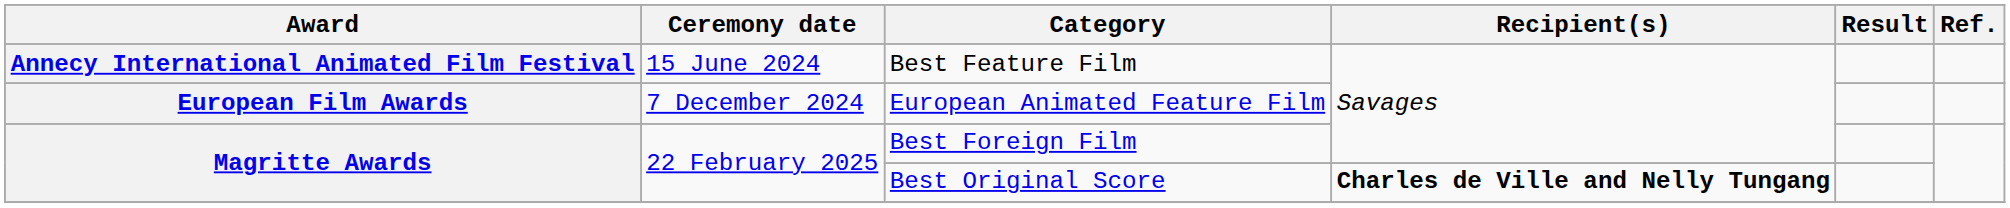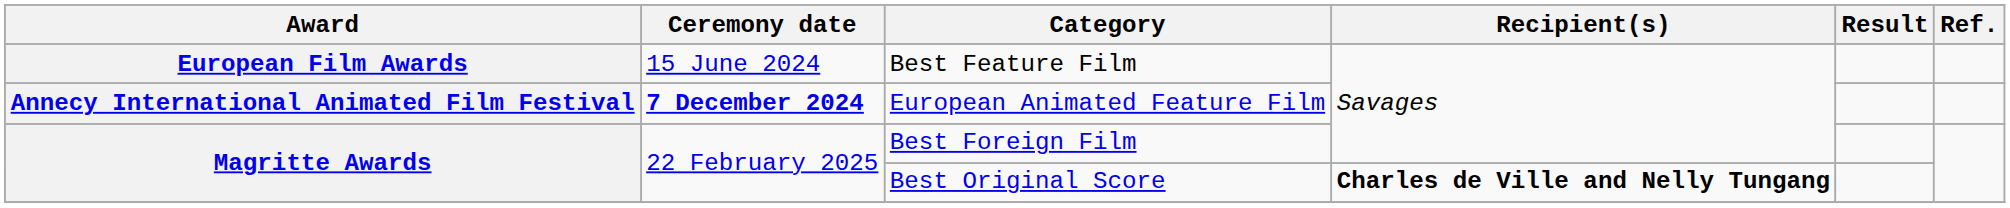(323, 64) Annecy International Animated Film Festival -> (323, 64) European Film Awards
(323, 103) European Film Awards -> (323, 103) Annecy International Animated Film Festival
(755, 103) normal -> (755, 103) bold
